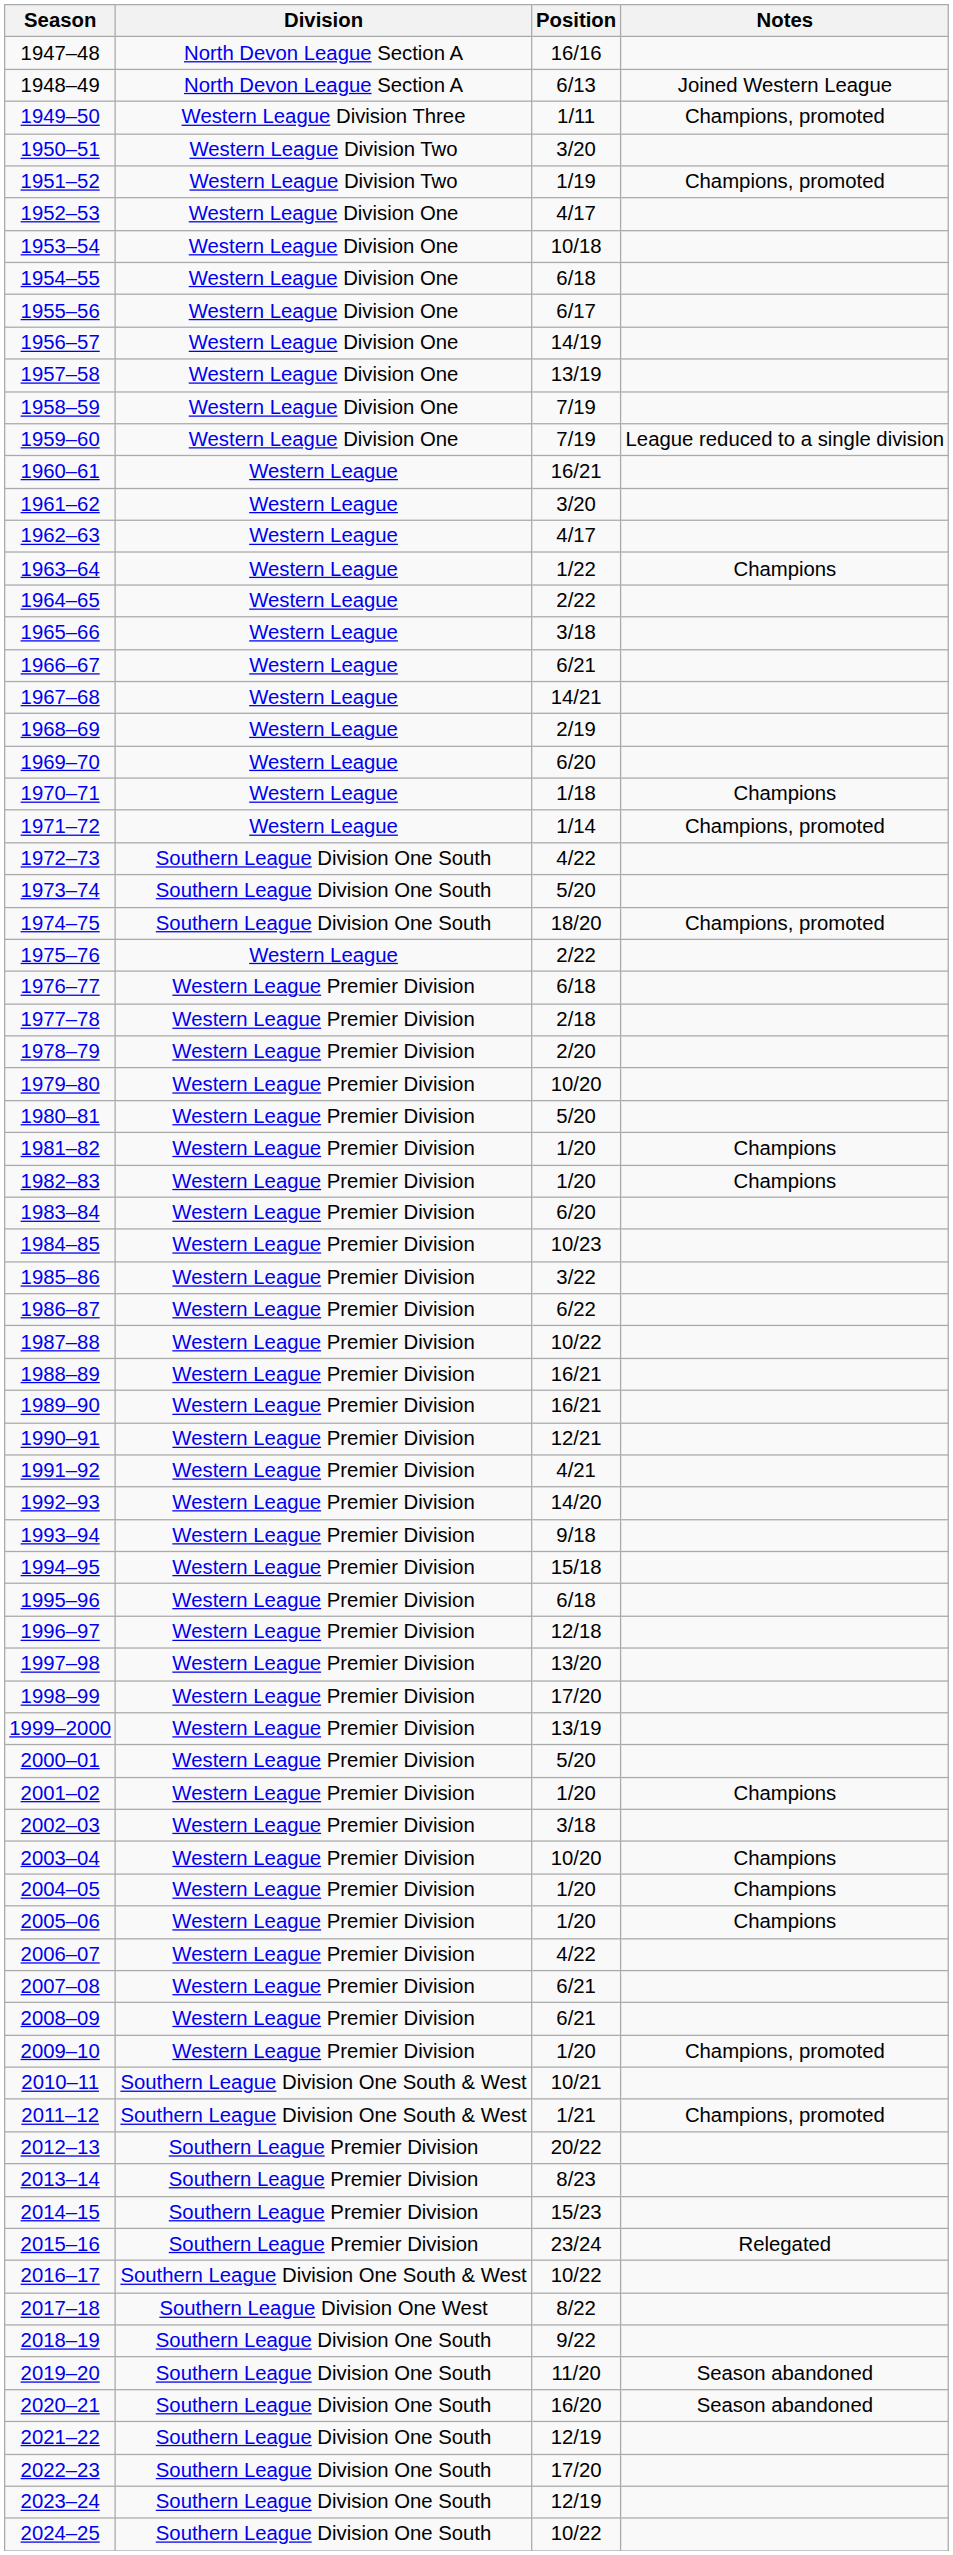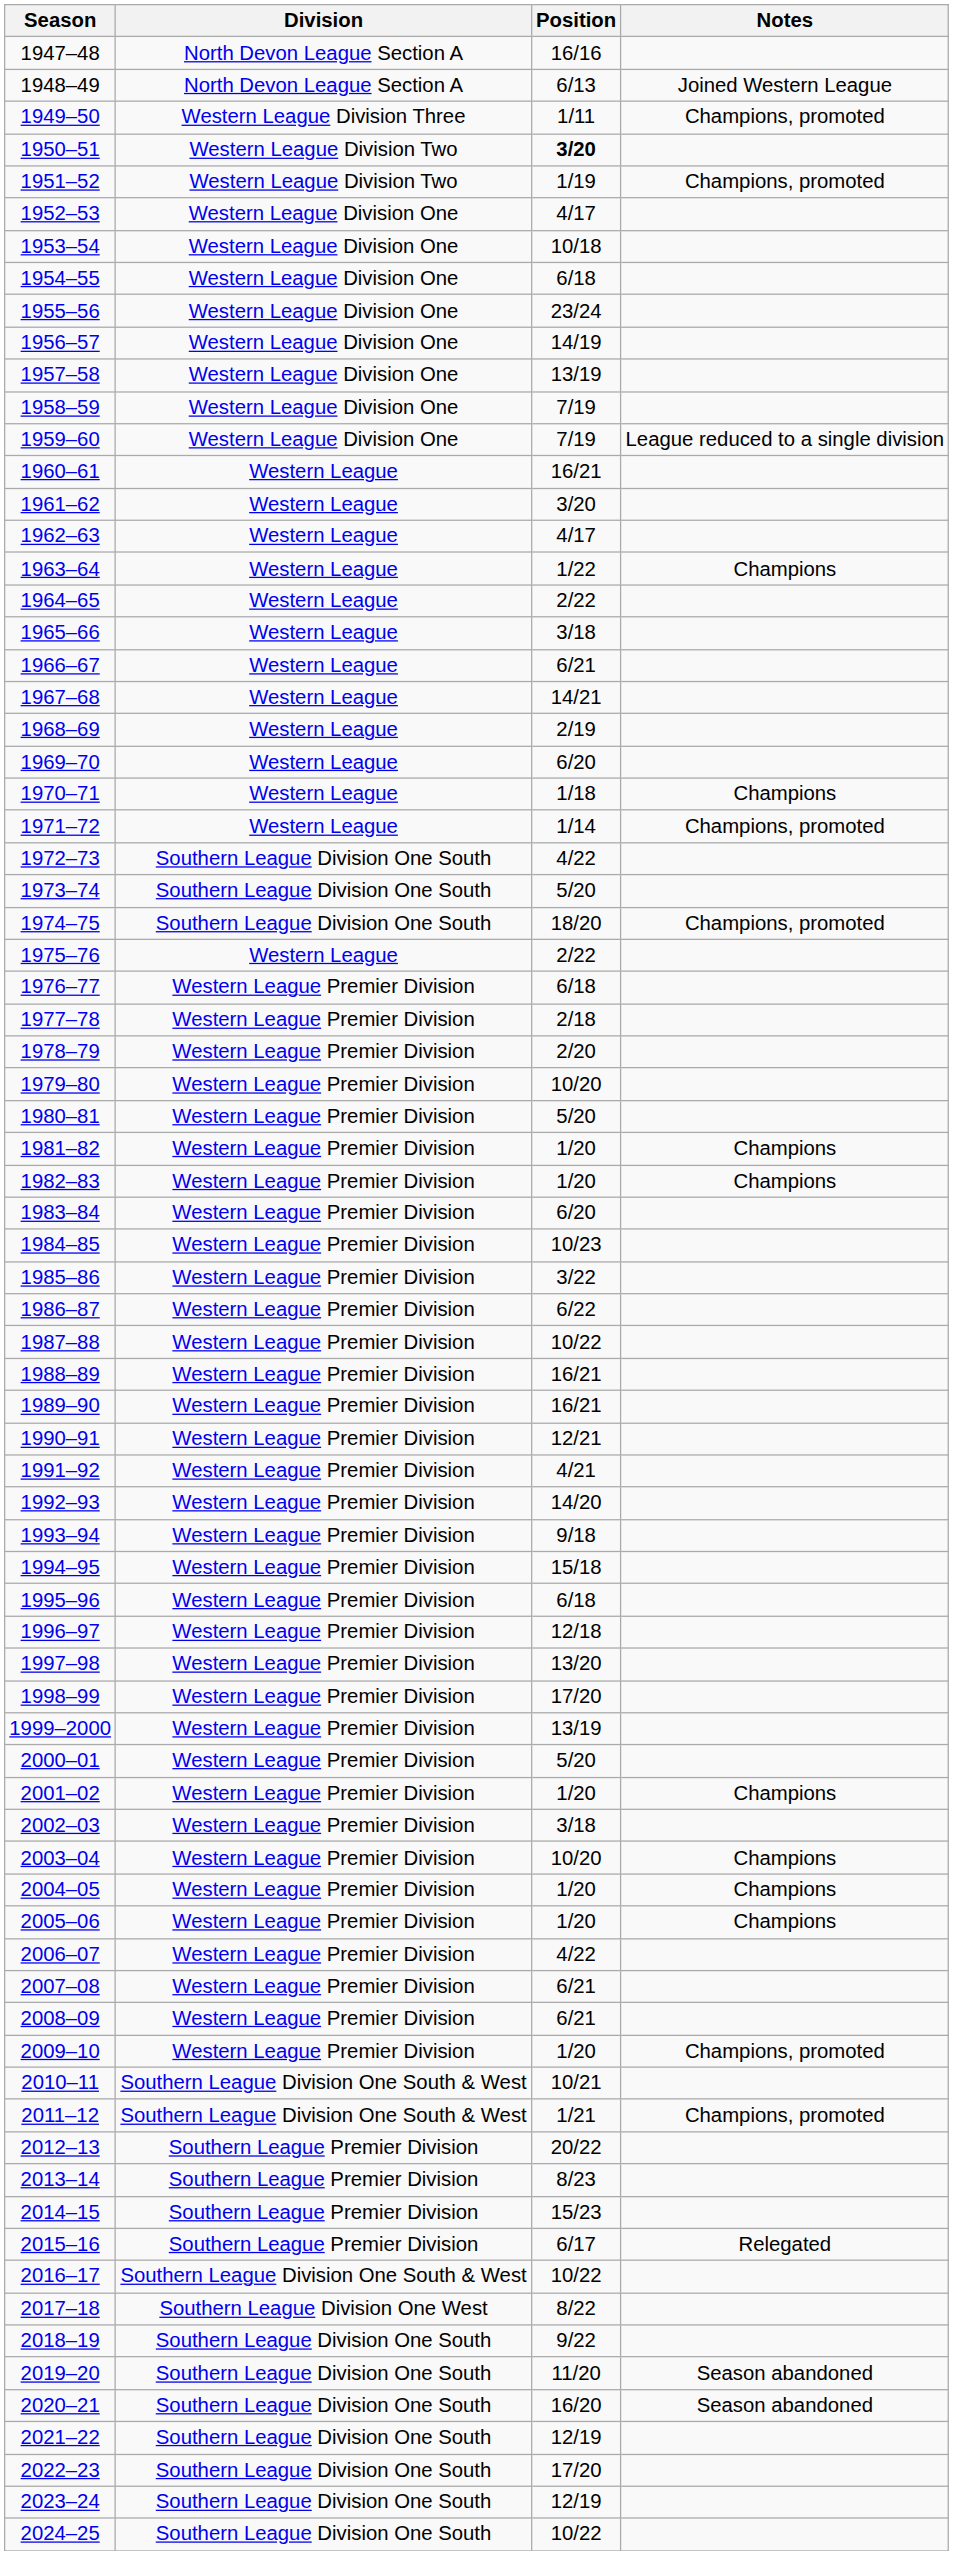(576, 149) normal -> (576, 149) bold
(576, 310) 6/17 -> (576, 310) 23/24
(576, 2244) 23/24 -> (576, 2244) 6/17
